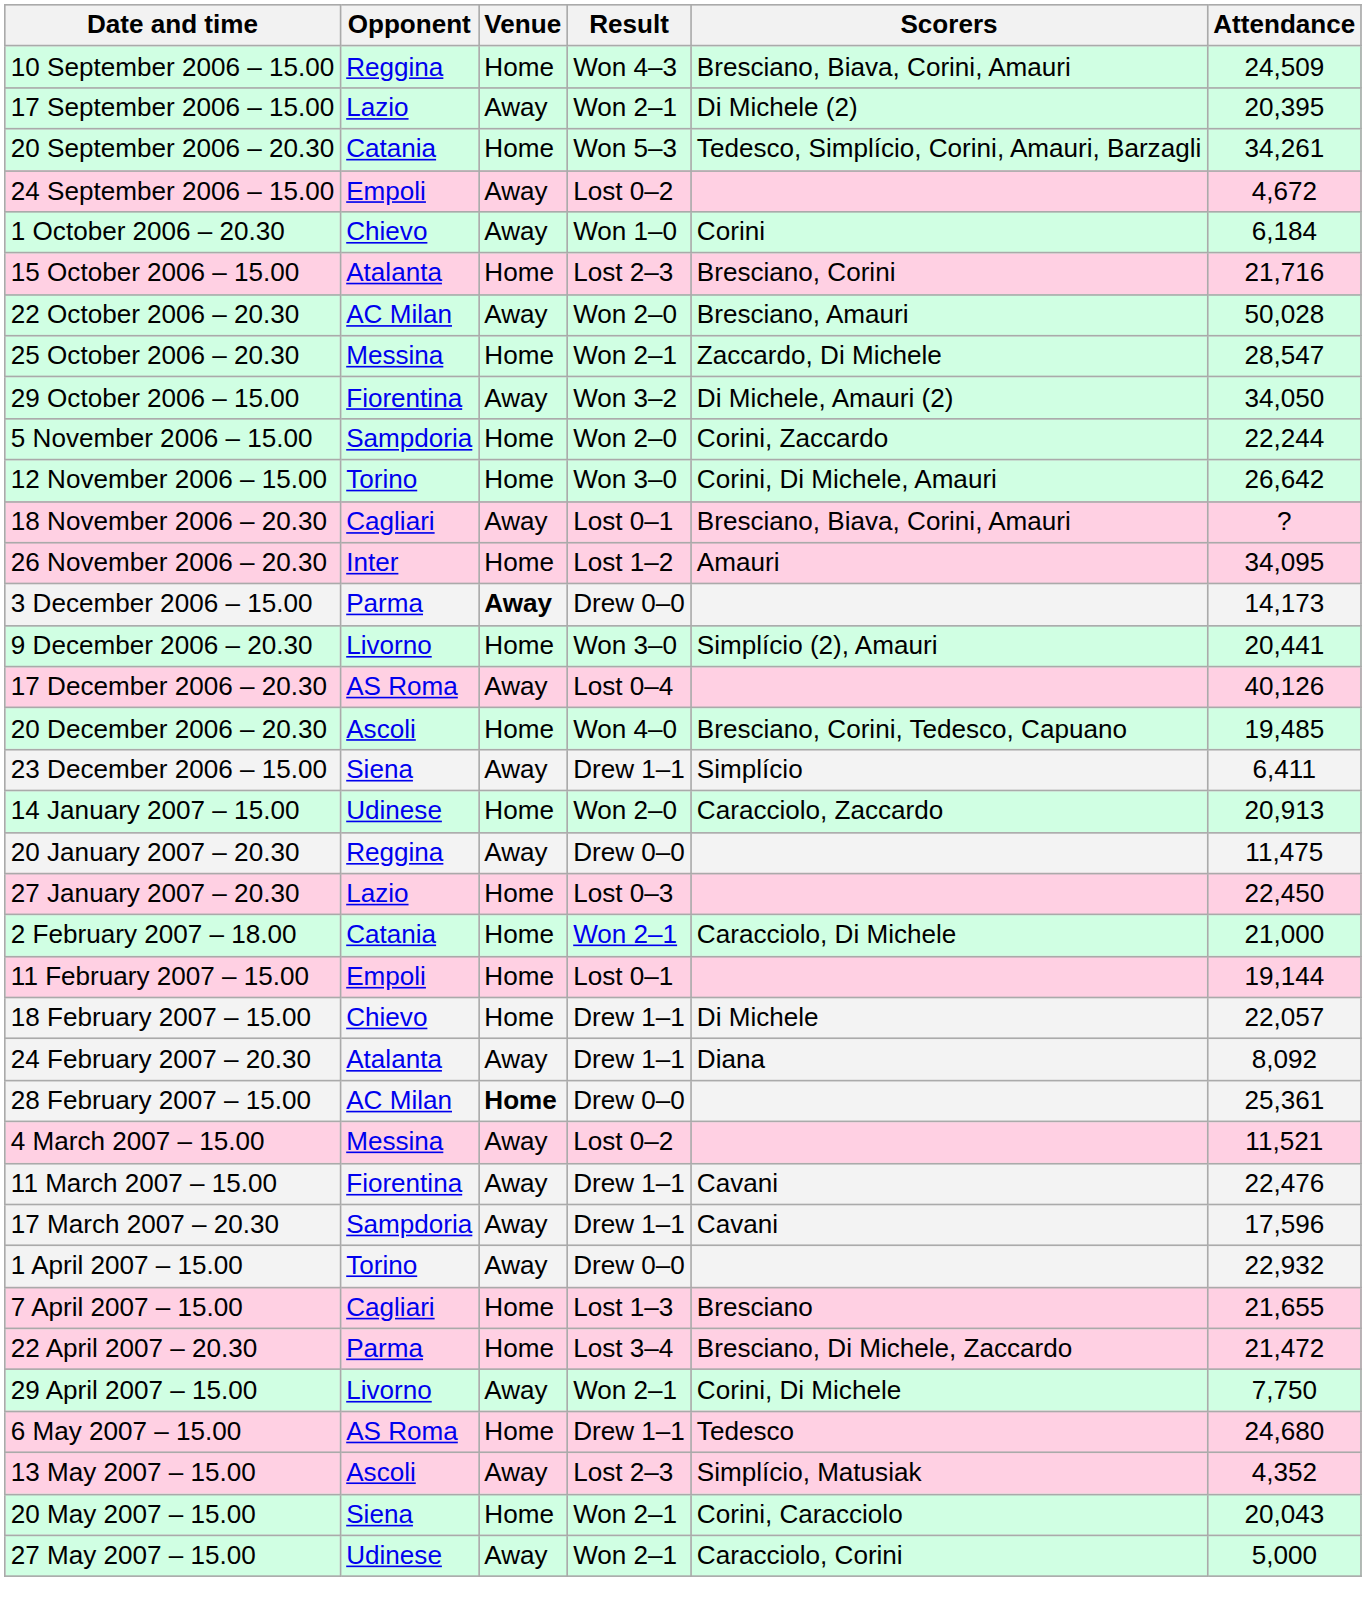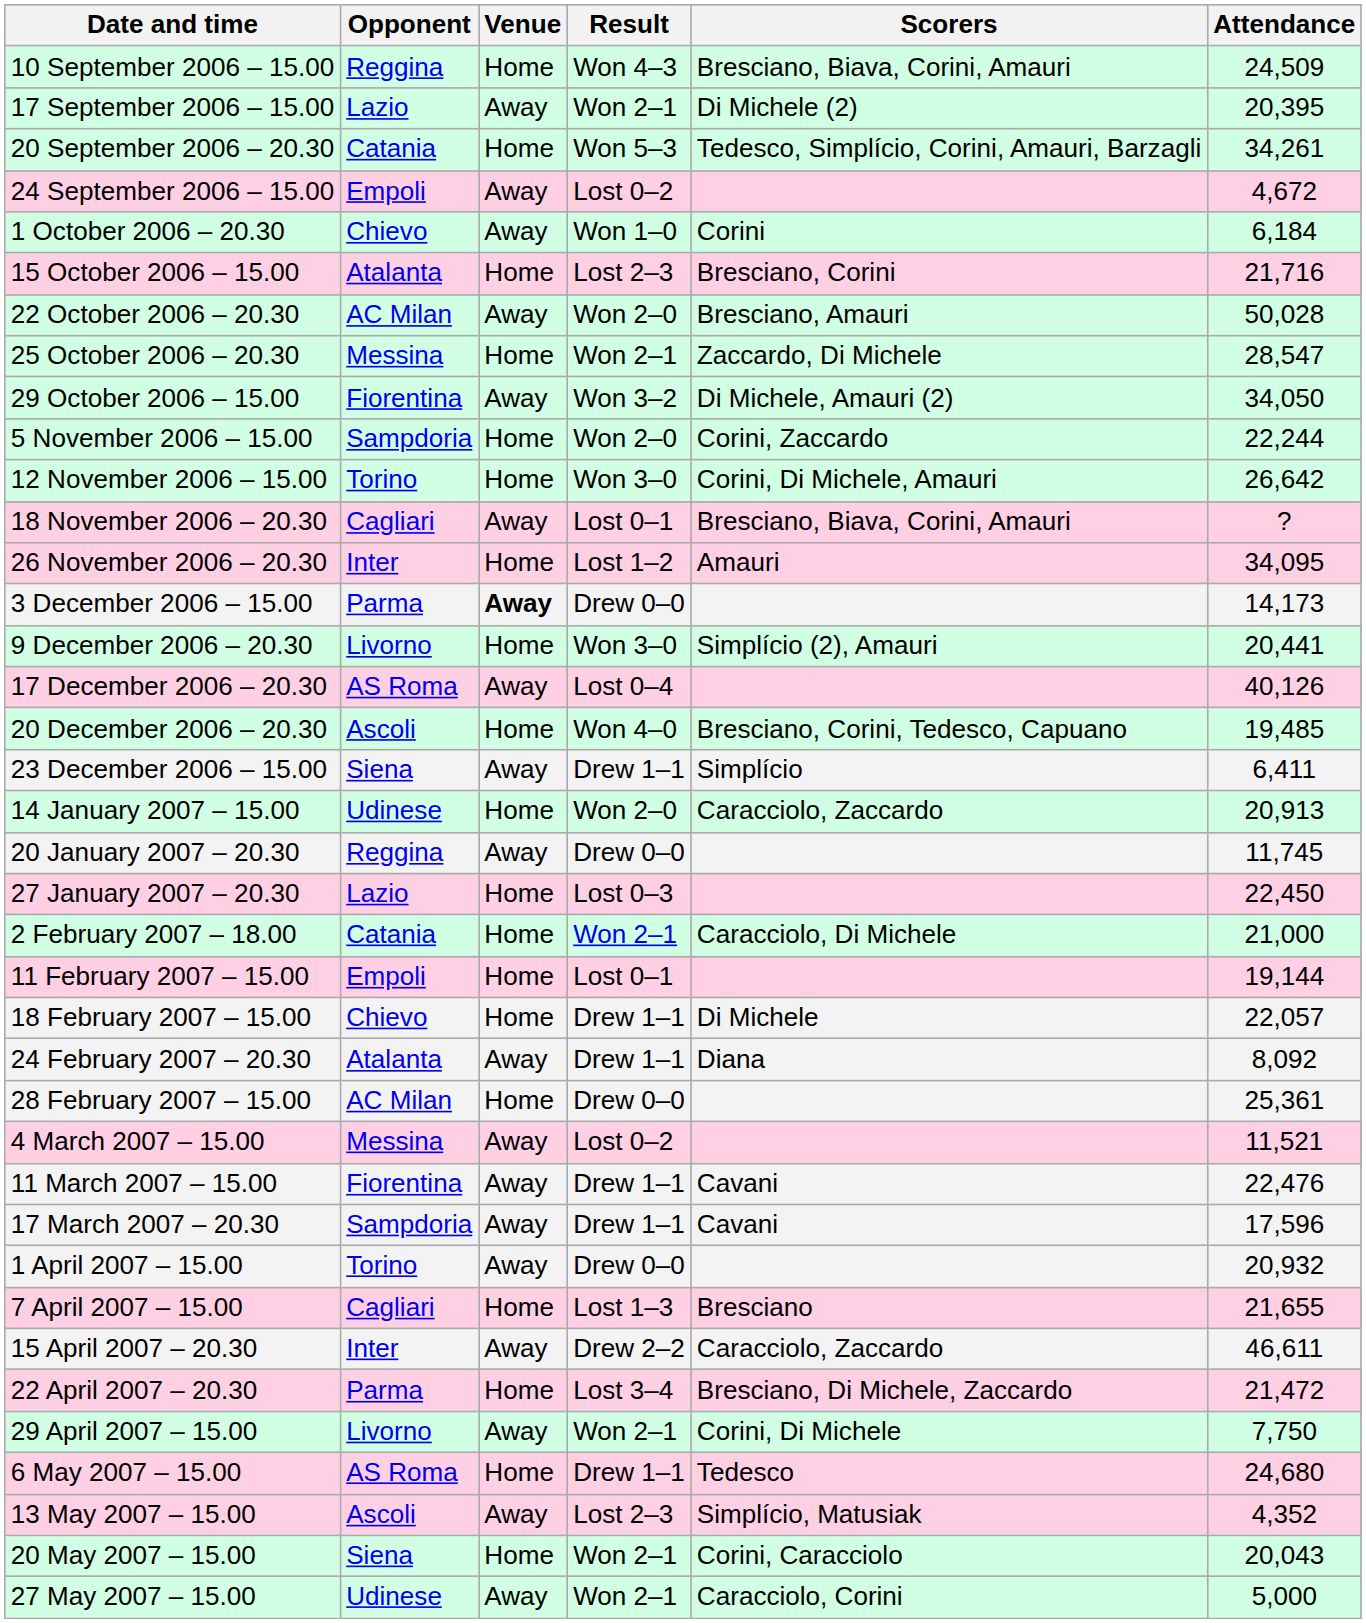(1284, 852) 11,475 -> (1284, 852) 11,745
(521, 1100) bold -> (519, 1100) normal
(1284, 1266) 22,932 -> (1284, 1266) 20,932
+ row: (134, 1348)
